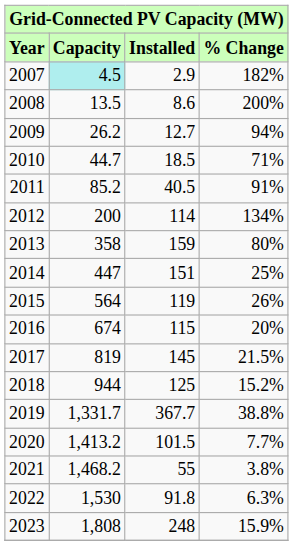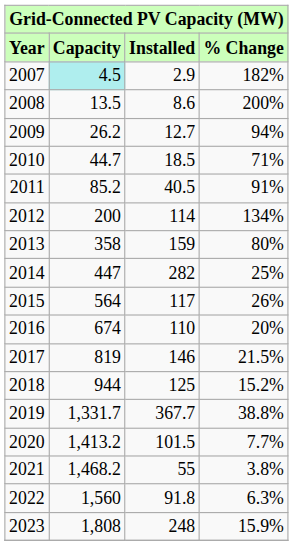(182, 272) 151 -> (182, 272) 282
(182, 301) 119 -> (182, 301) 117
(182, 329) 115 -> (182, 329) 110
(182, 357) 145 -> (182, 357) 146
(101, 498) 1,530 -> (101, 498) 1,560
